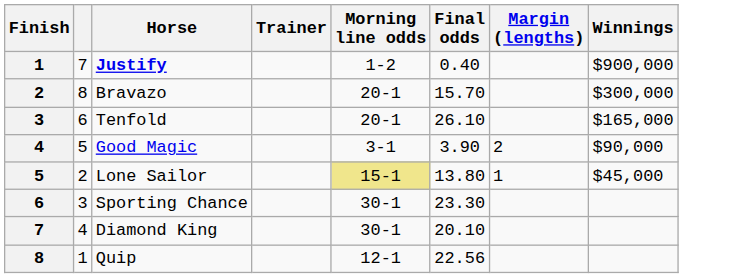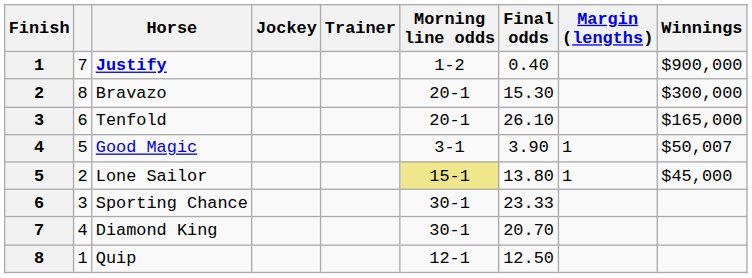+ column: (286, 28)
(460, 93) 15.70 -> (529, 93) 15.30
(498, 148) 2 -> (567, 148) 1
(628, 148) $90,000 -> (697, 148) $50,007
(460, 203) 23.30 -> (529, 203) 23.33
(460, 231) 20.10 -> (529, 231) 20.70
(460, 258) 22.56 -> (529, 258) 12.50
